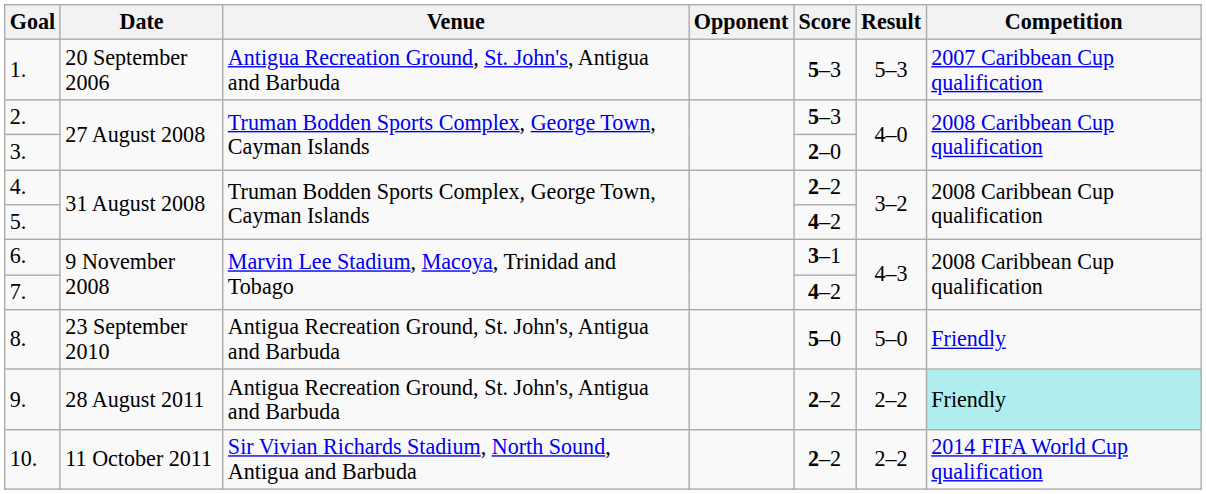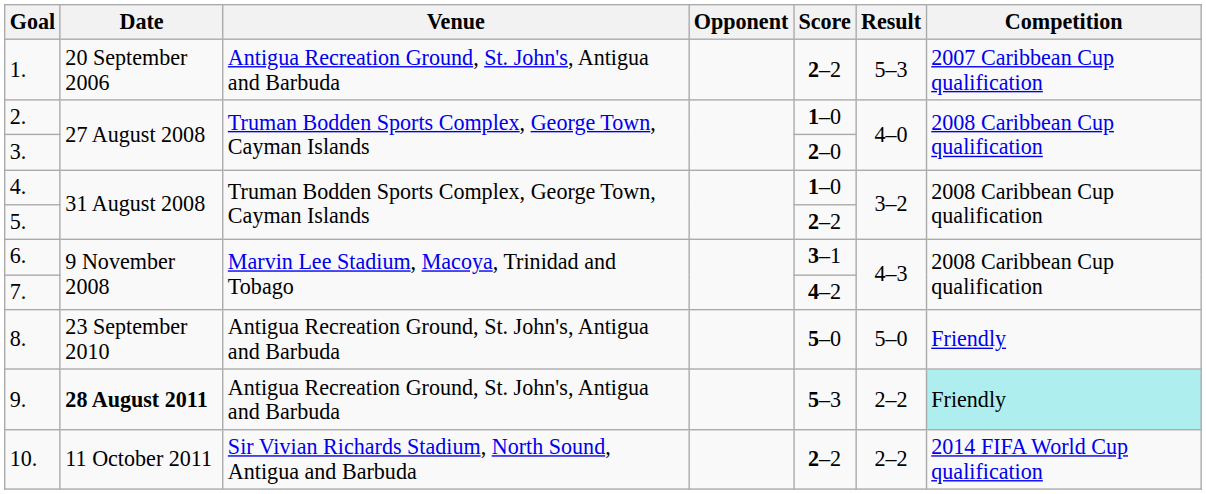(825, 69) 5–3 -> (825, 69) 2–2
(825, 116) 5–3 -> (825, 116) 1–0
(825, 186) 2–2 -> (825, 186) 1–0
(825, 221) 4–2 -> (825, 221) 2–2
(135, 399) normal -> (137, 399) bold
(825, 399) 2–2 -> (825, 399) 5–3
